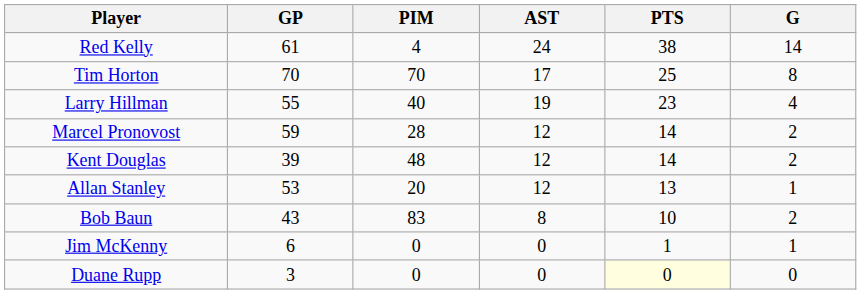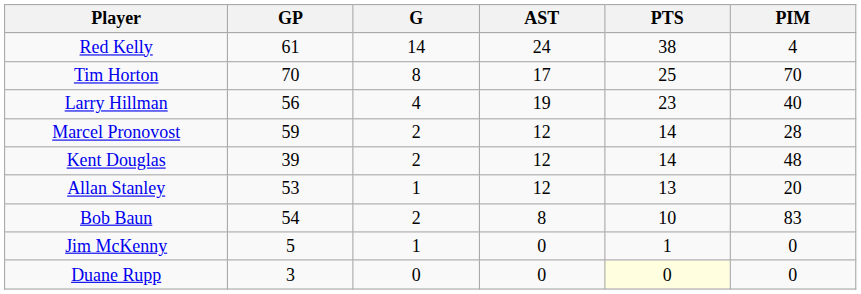columns swapped: (793, 18) <-> (416, 18)
(291, 103) 55 -> (291, 103) 56
(291, 217) 43 -> (291, 217) 54
(291, 246) 6 -> (291, 246) 5
